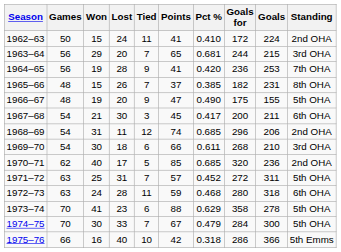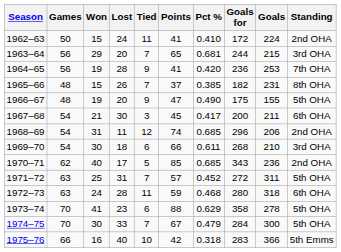(240, 162) 320 -> (240, 162) 343
(240, 239) 286 -> (240, 239) 283
